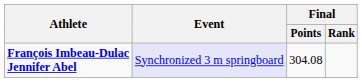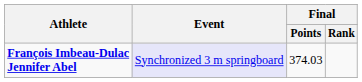(306, 60) 304.08 -> (306, 60) 374.03
